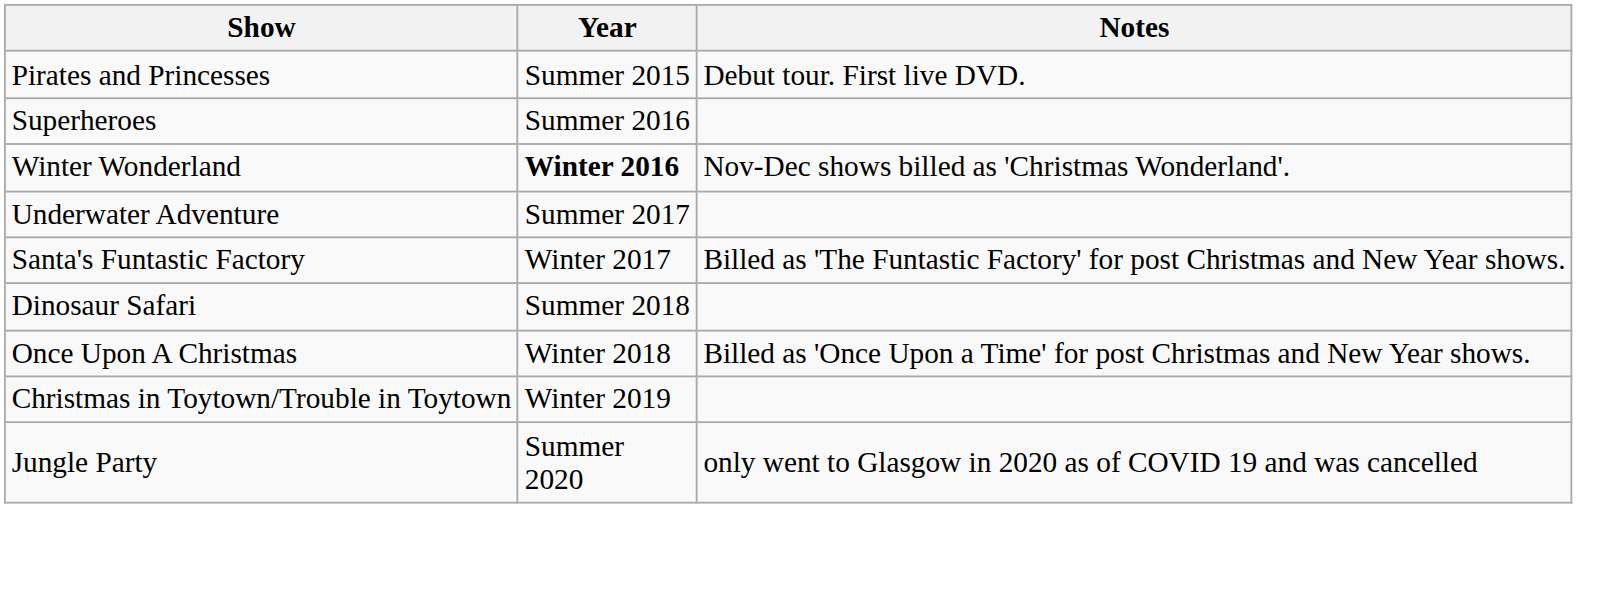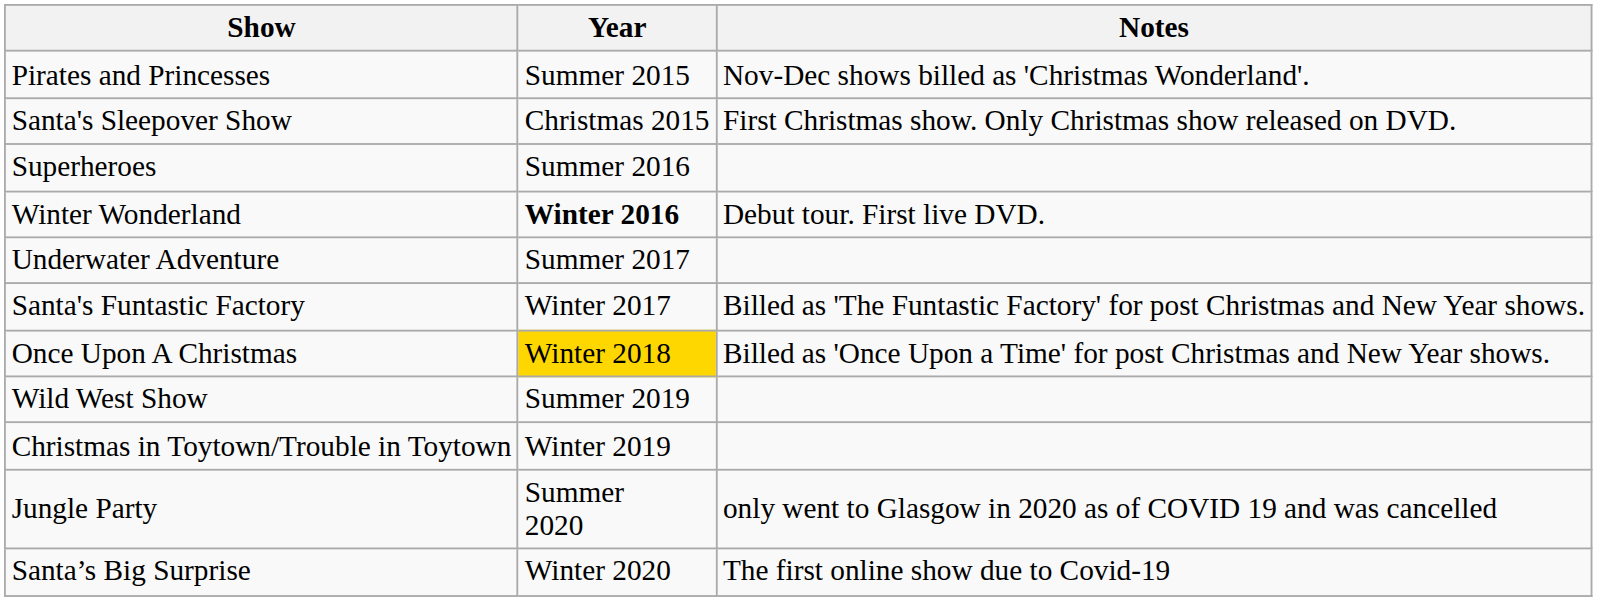(864, 74) Debut tour. First live DVD. -> (1016, 74) Nov-Dec shows billed as 'Christmas Wonderland'.
+ row: (152, 120)
(997, 167) Nov-Dec shows billed as 'Christmas Wonderland'. -> (884, 213) Debut tour. First live DVD.
- row: (104, 306)
(598, 352) no background -> (598, 352) gold background
+ row: (110, 399)
+ row: (131, 571)
